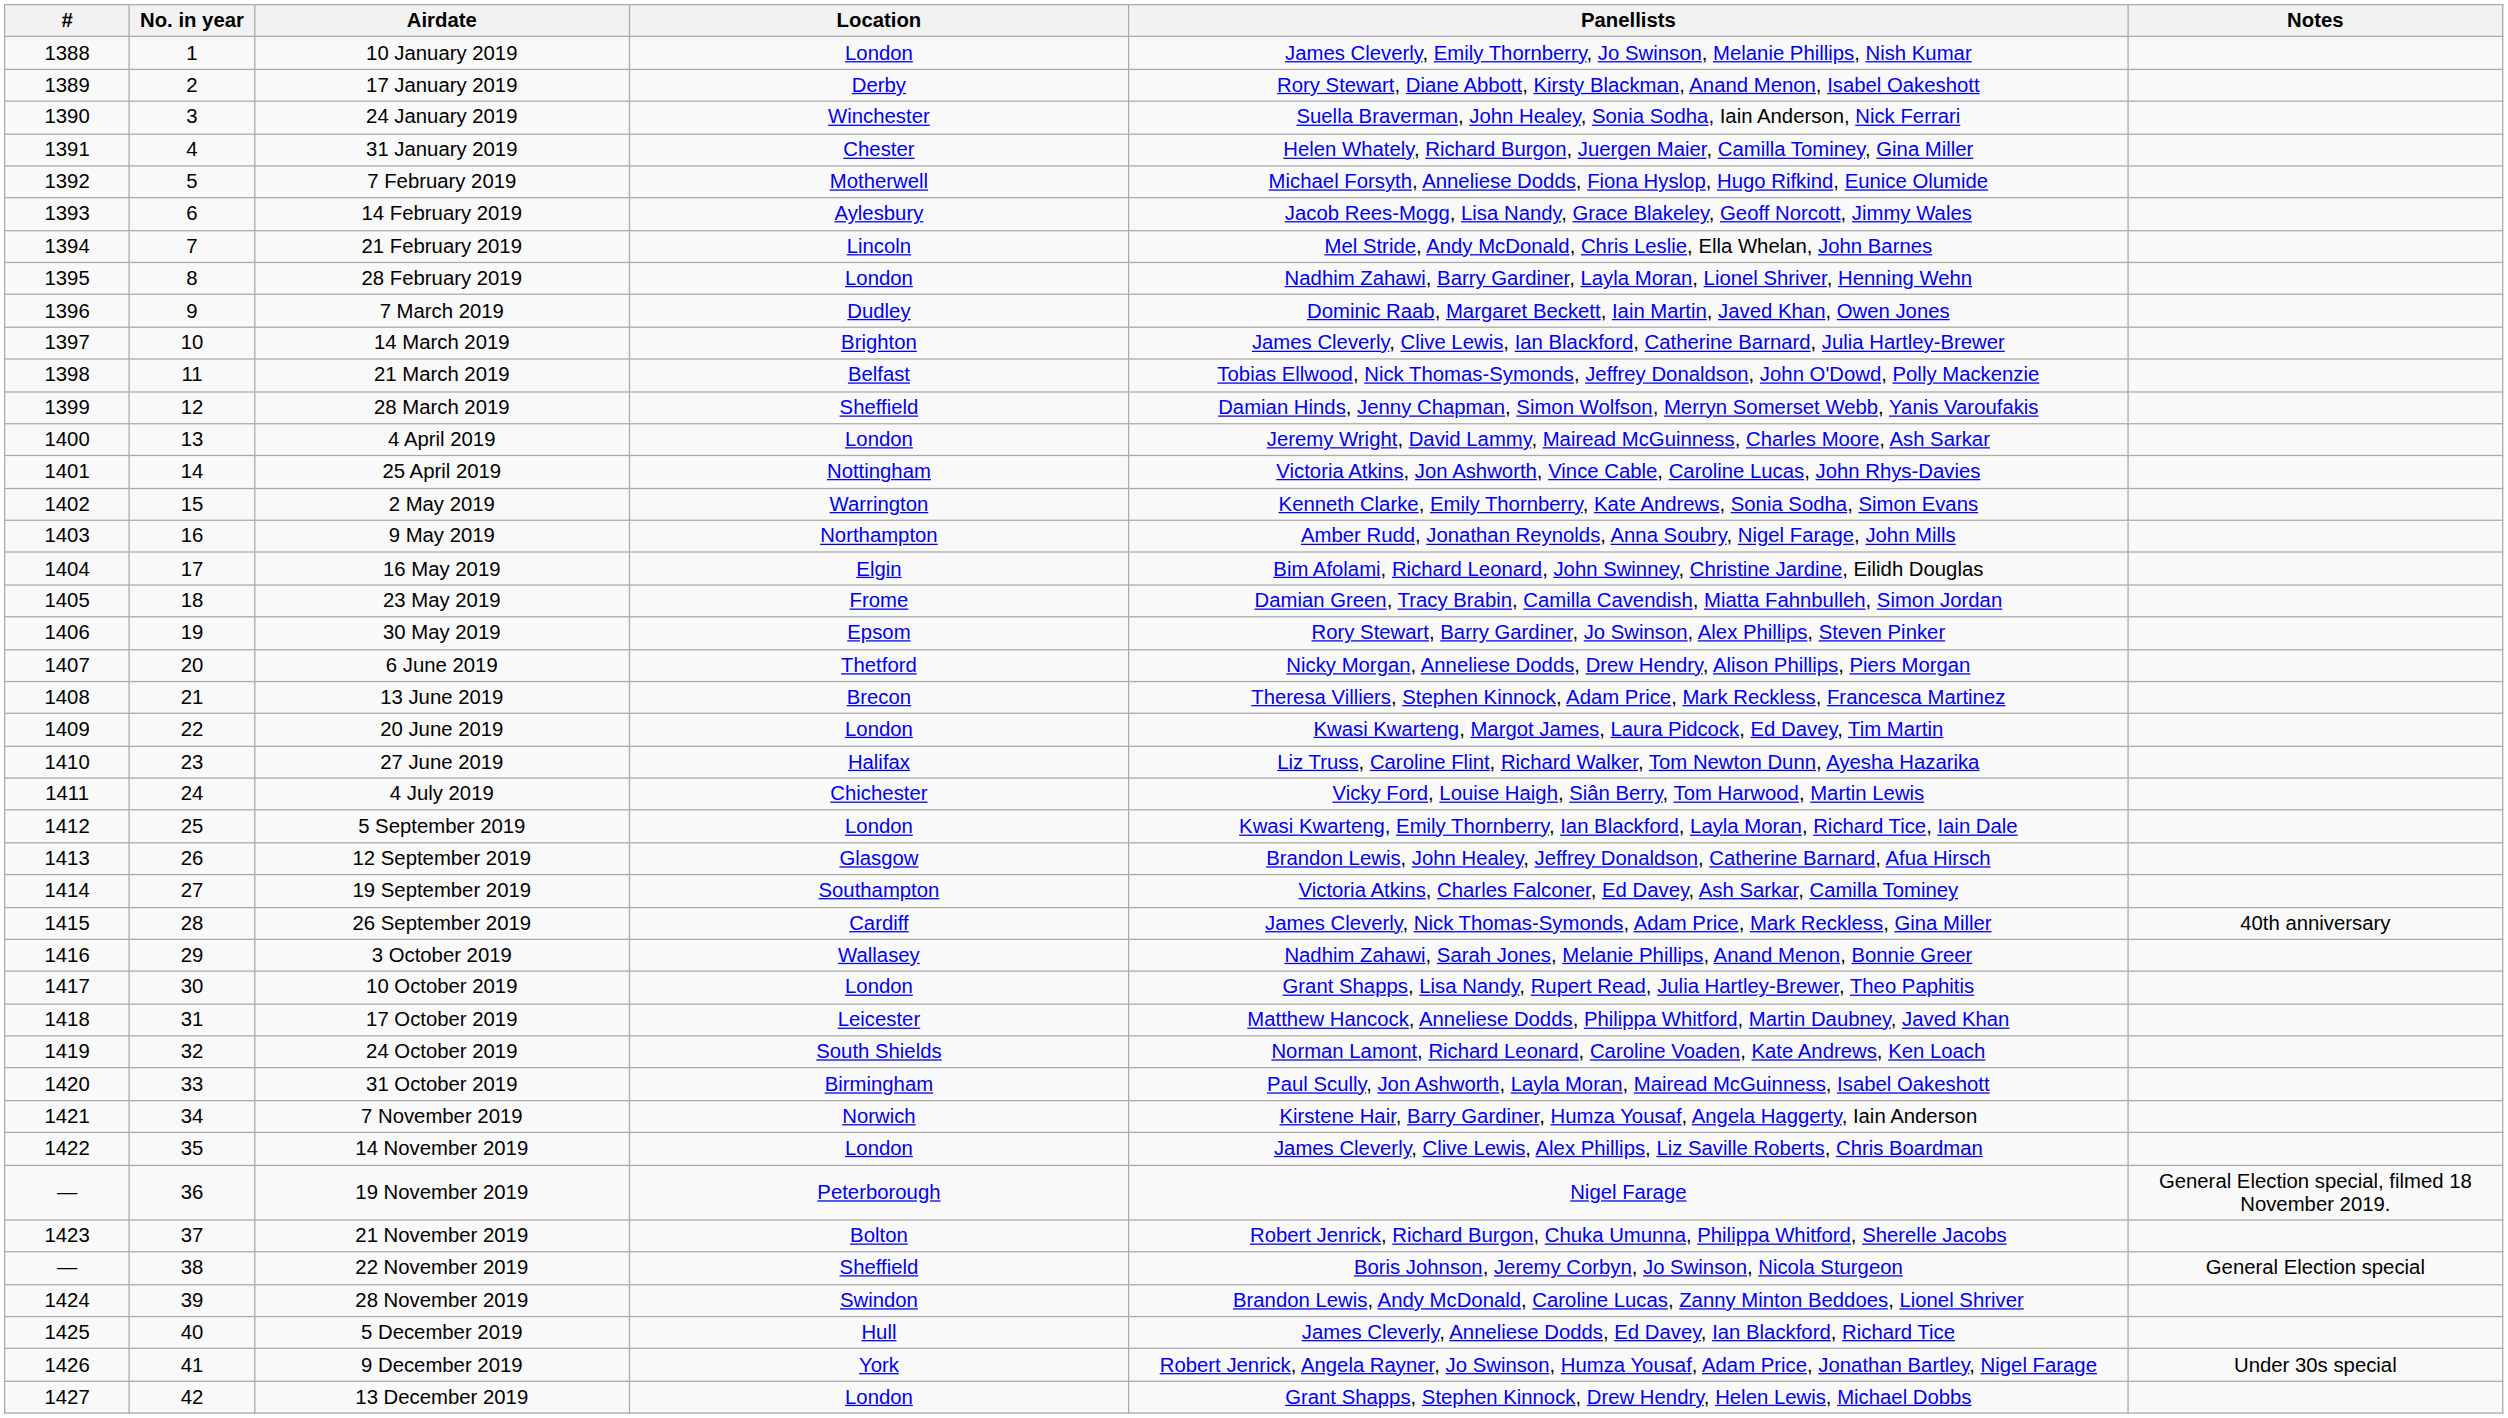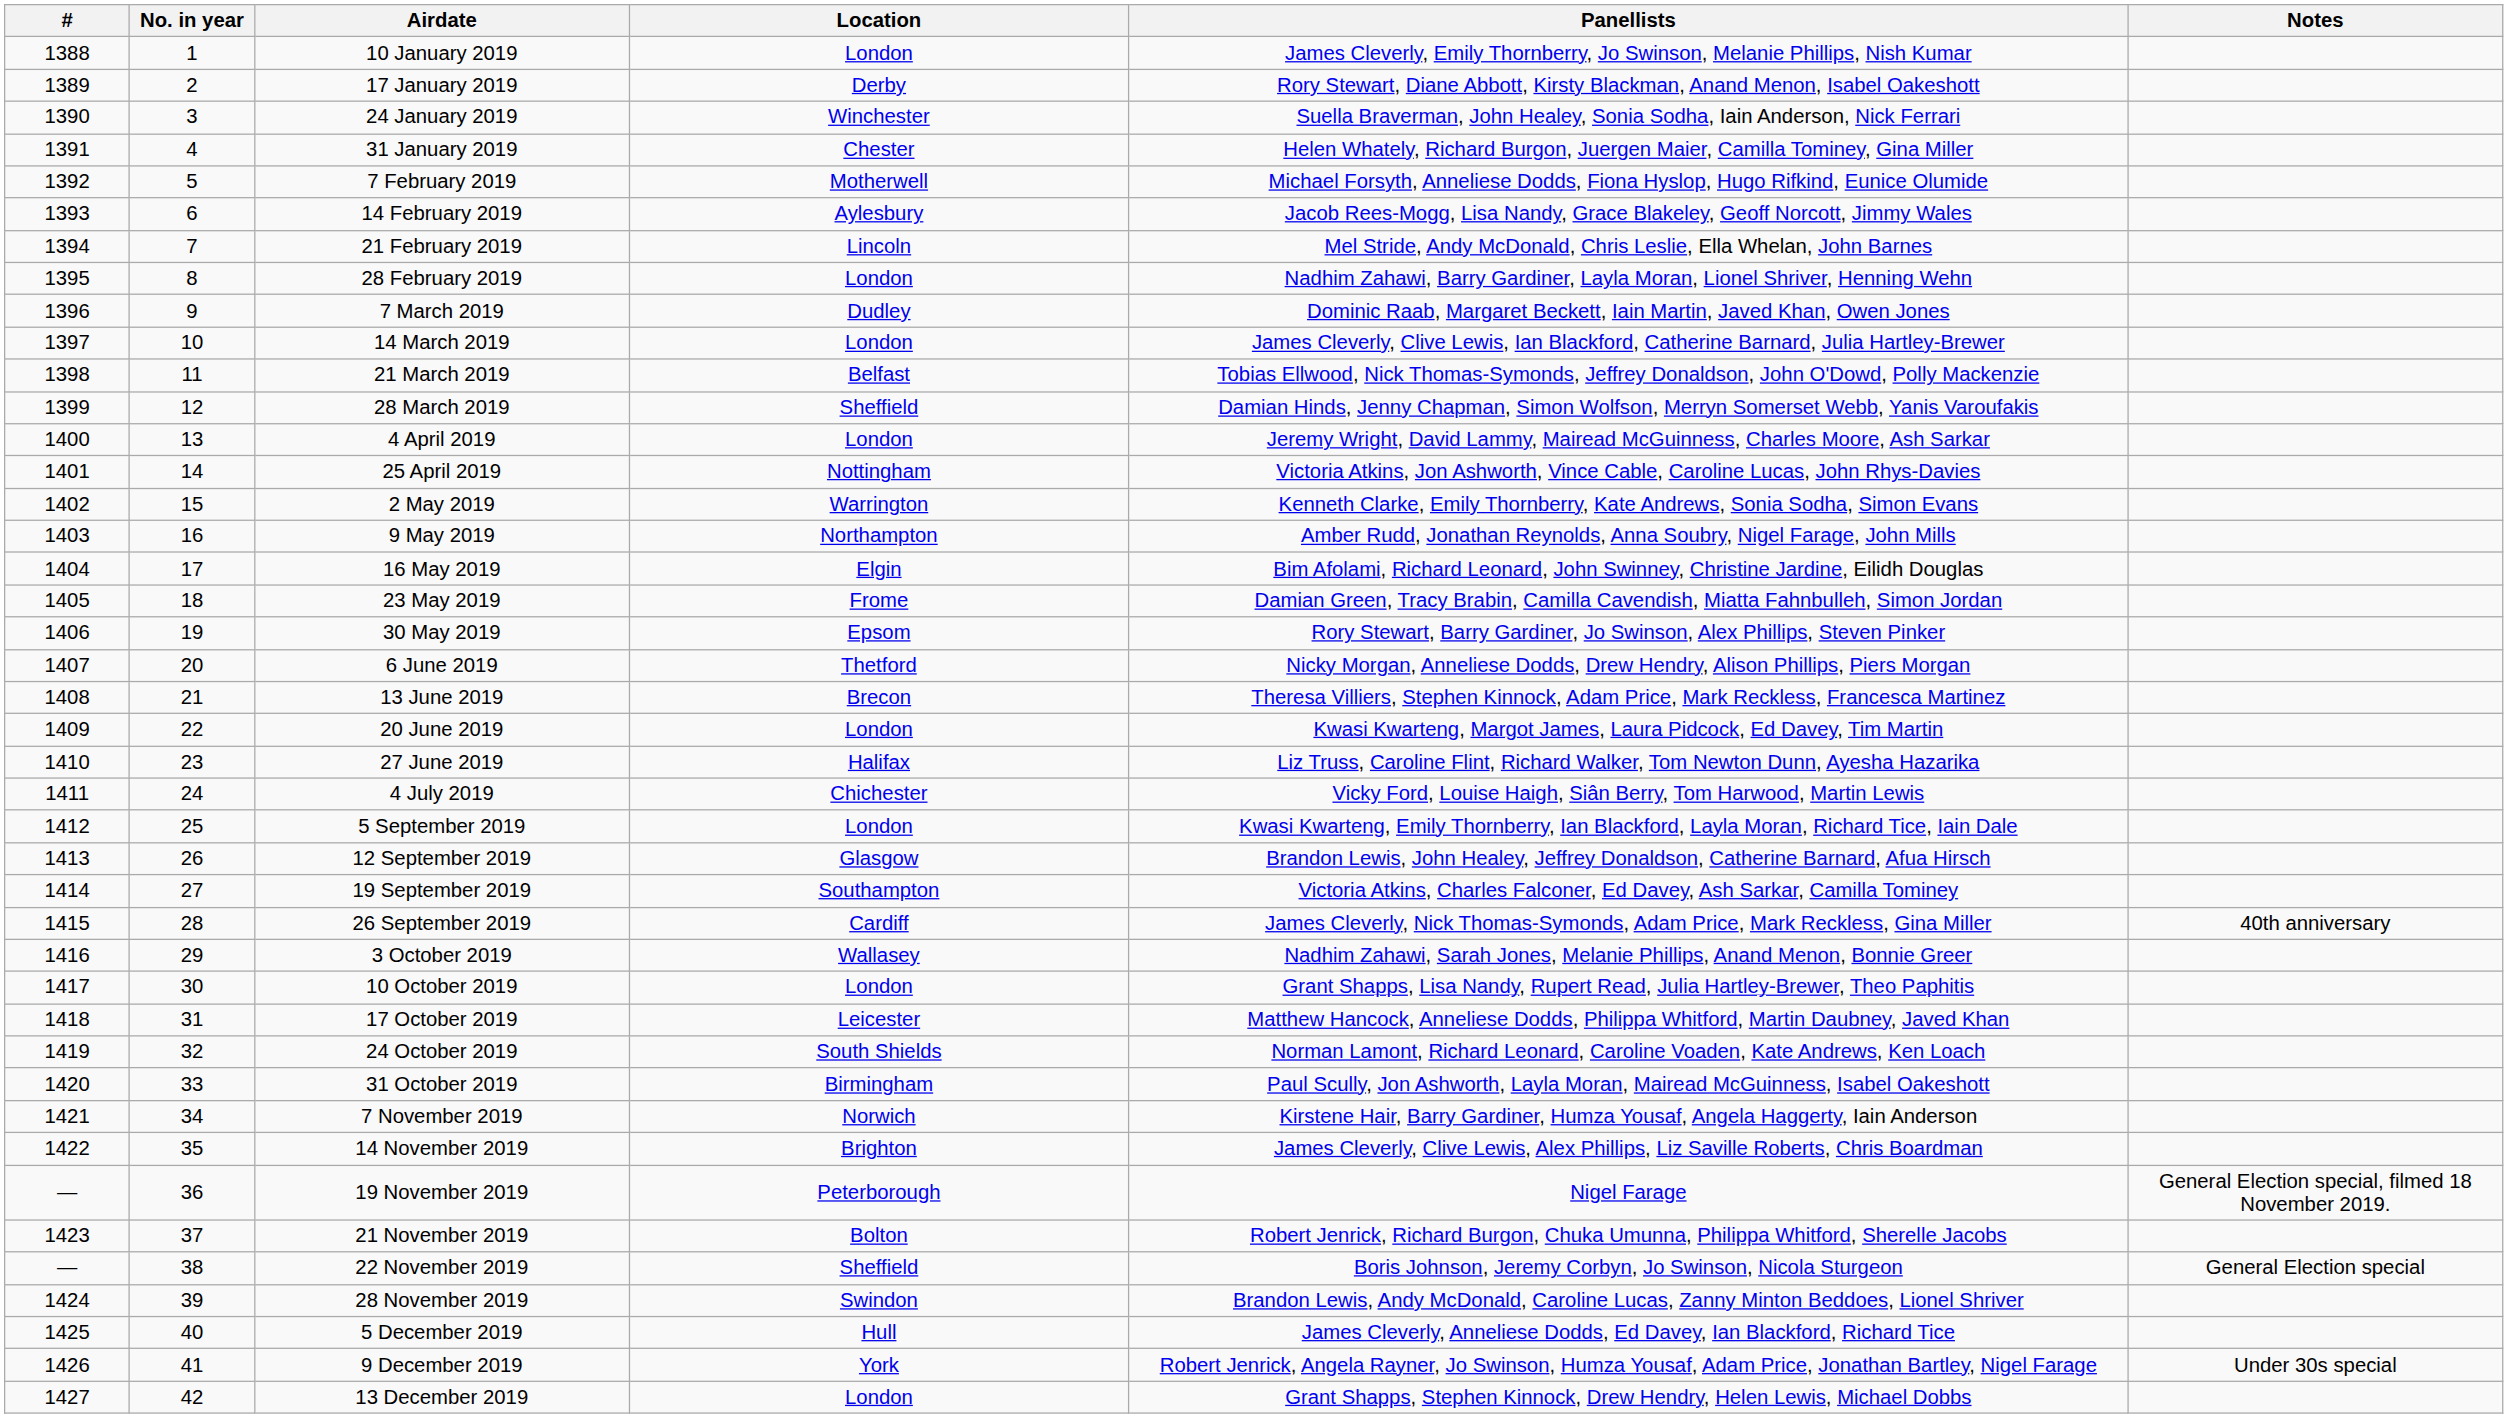(879, 342) Brighton -> (879, 342) London
(879, 1148) London -> (879, 1148) Brighton
